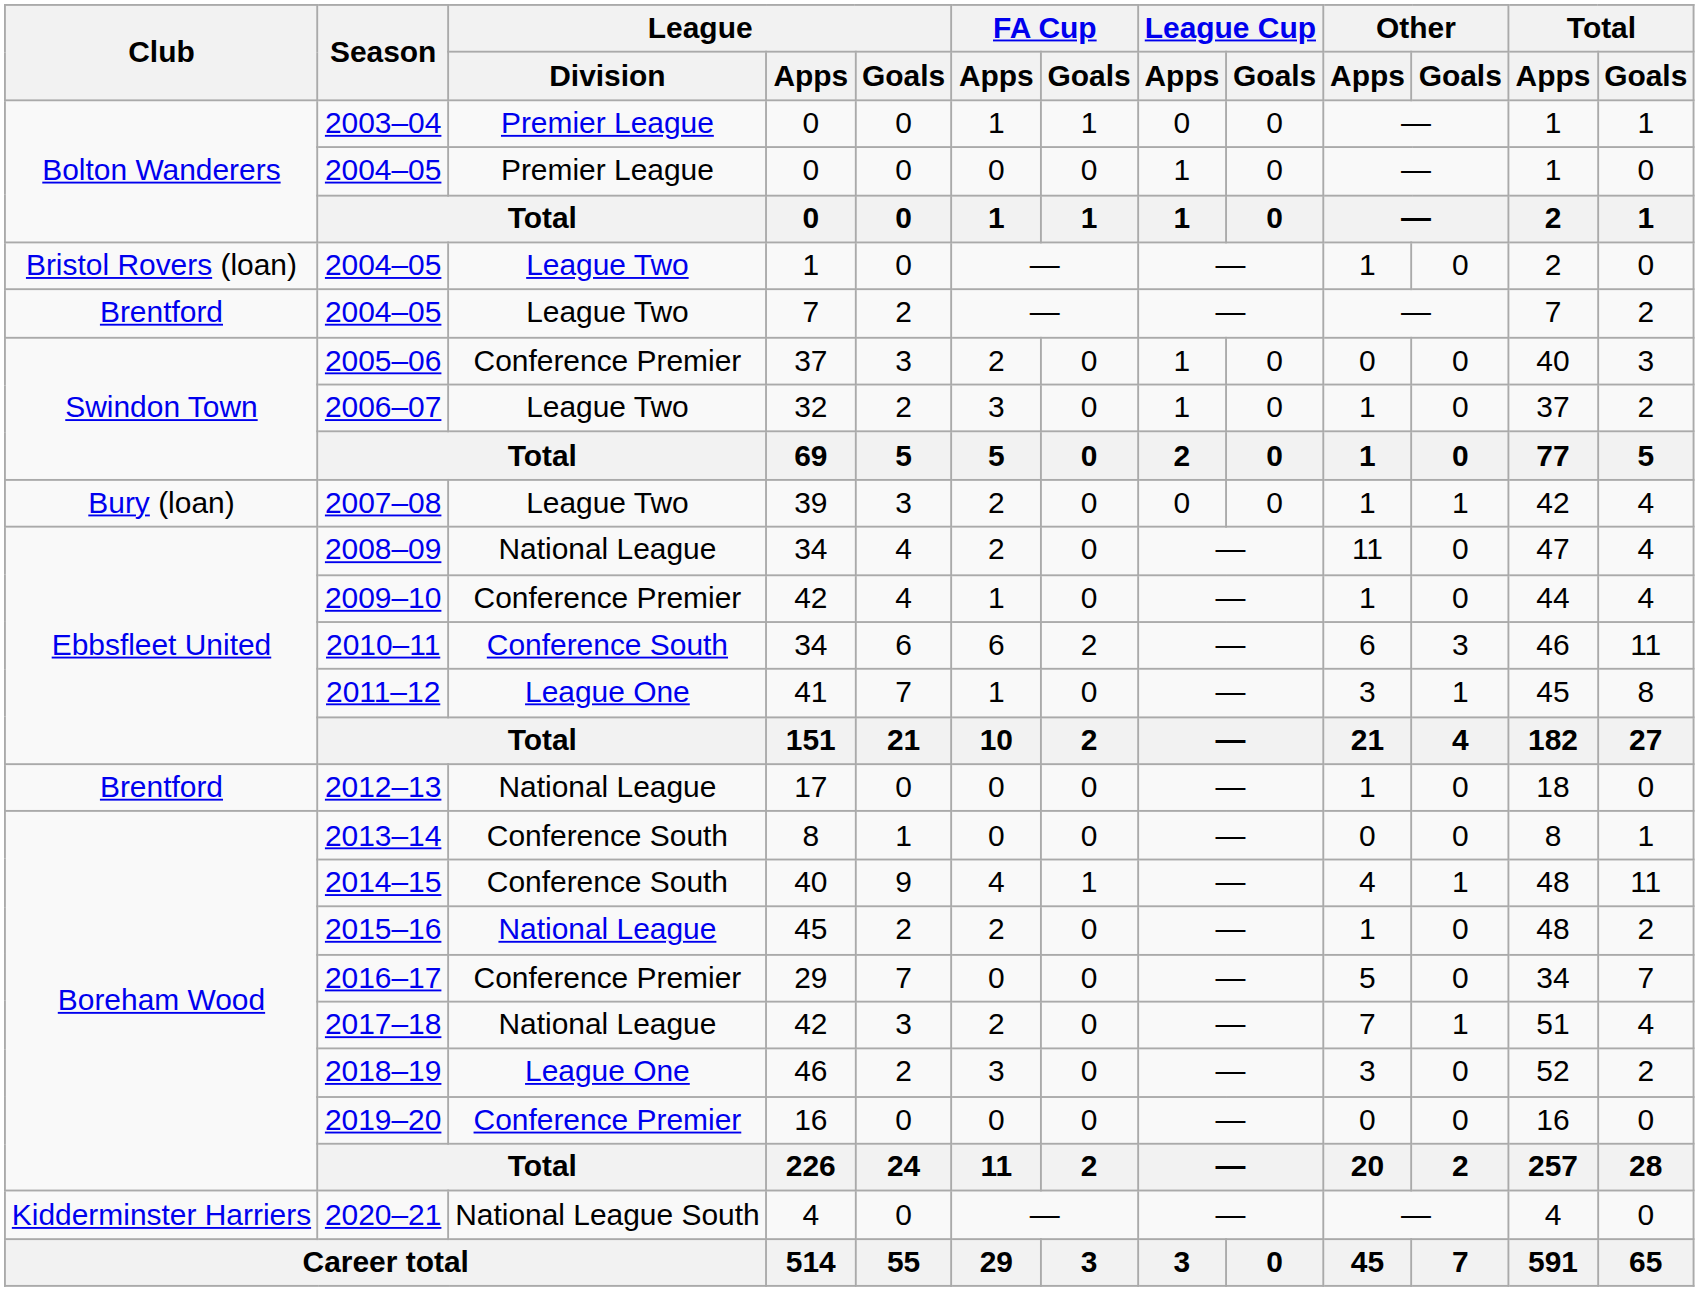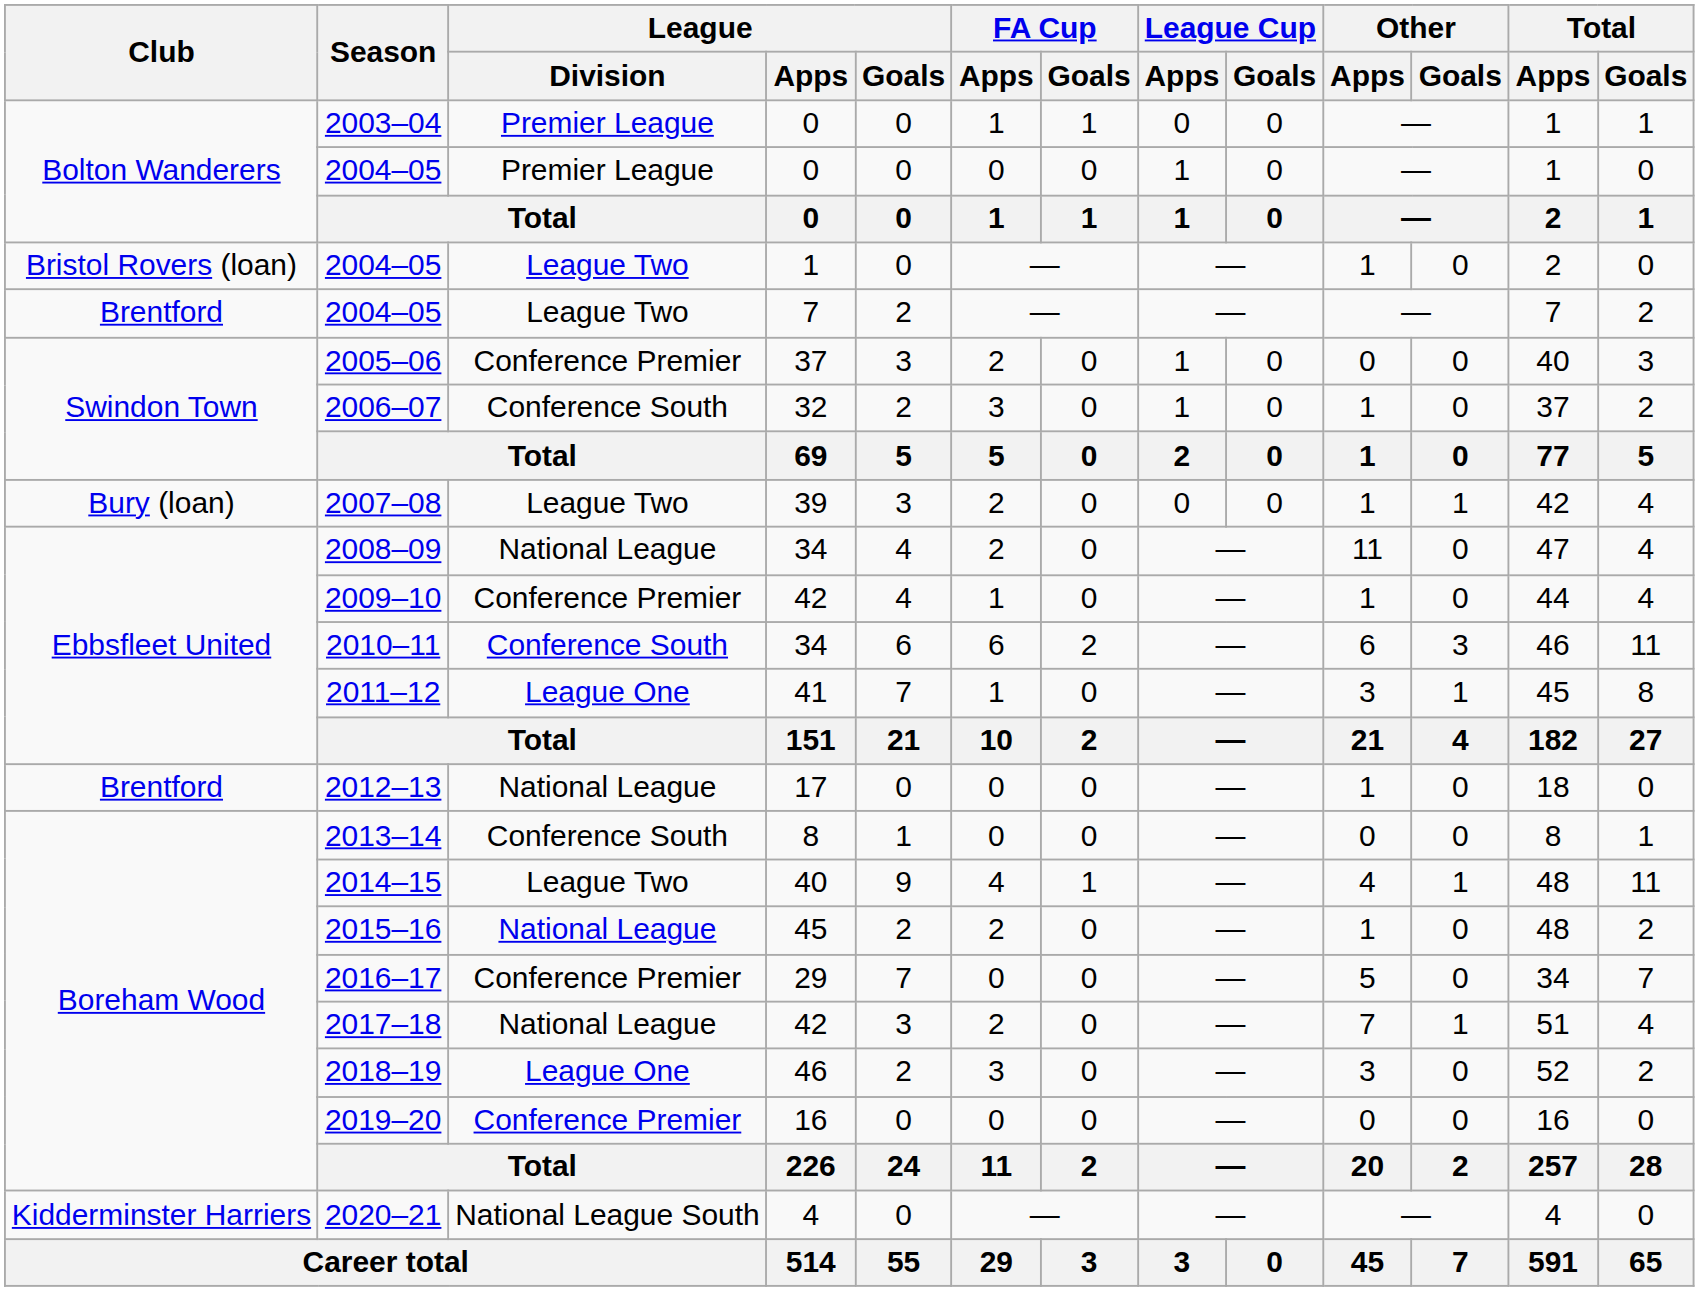(607, 407) League Two -> (607, 407) Conference South
(607, 882) Conference South -> (607, 882) League Two
